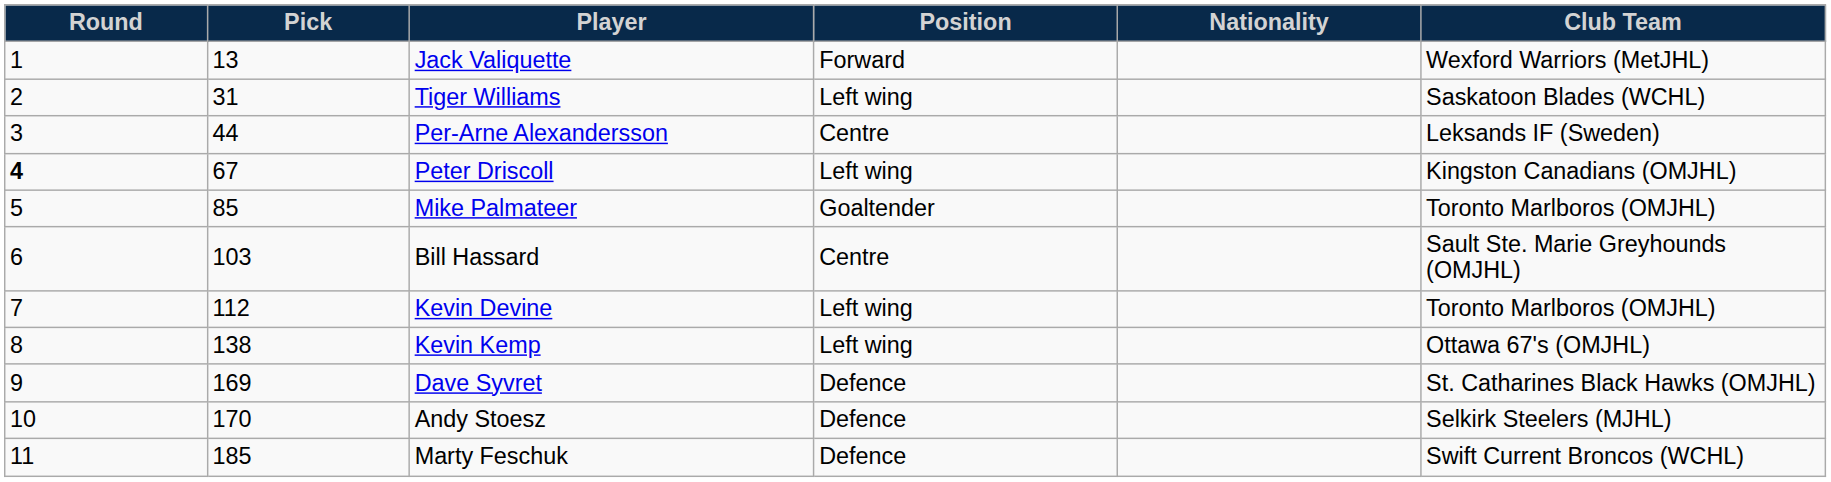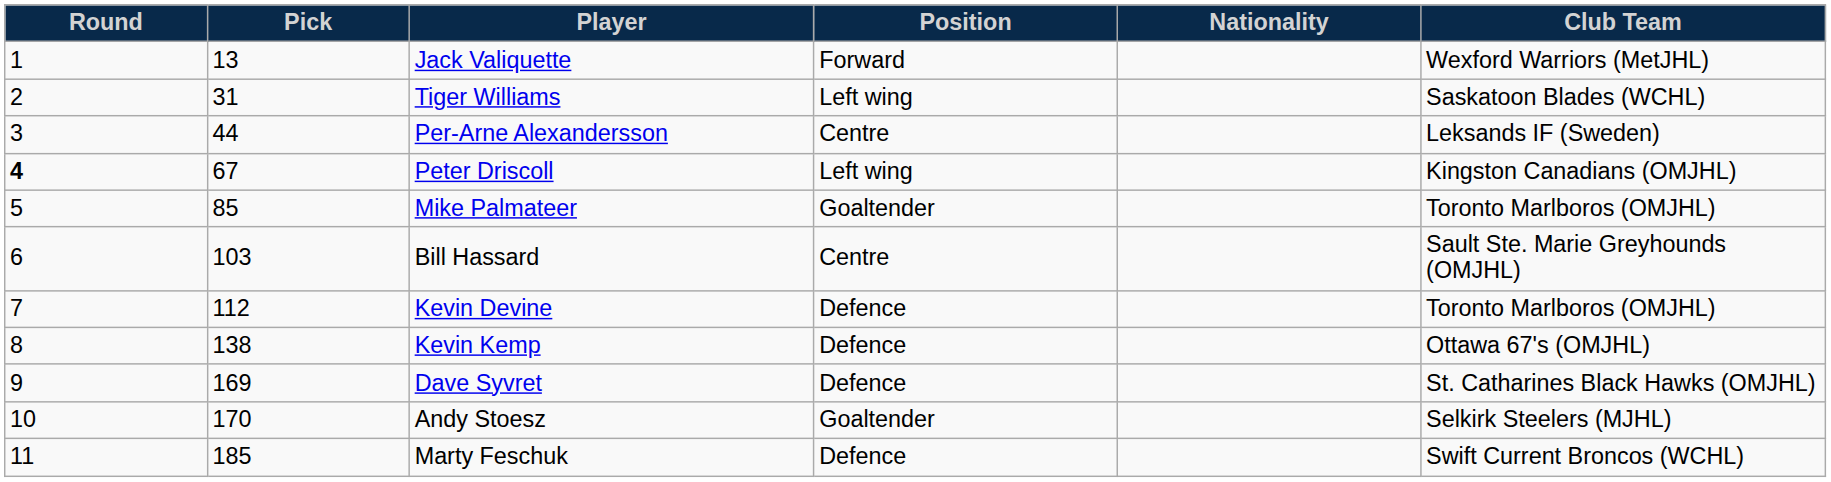(866, 308) Left wing -> (863, 308) Defence
(866, 345) Left wing -> (863, 345) Defence
(863, 419) Defence -> (877, 419) Goaltender
